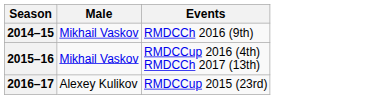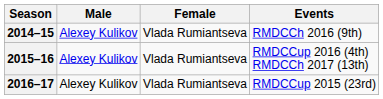+ column: (195, 14)
(99, 33) Mikhail Vaskov -> (98, 33) Alexey Kulikov
(99, 58) Mikhail Vaskov -> (98, 58) Alexey Kulikov
